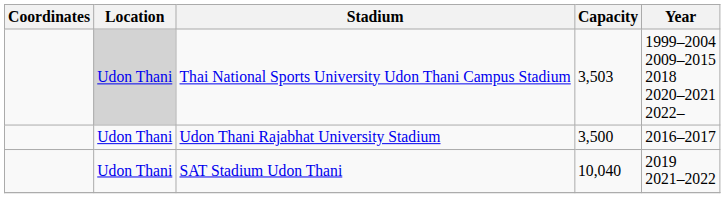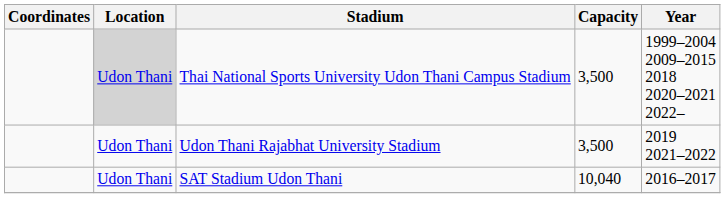(596, 77) 3,503 -> (596, 77) 3,500
(681, 137) 2016–2017 -> (681, 146) 2019 2021–2022
(681, 170) 2019 2021–2022 -> (681, 179) 2016–2017
